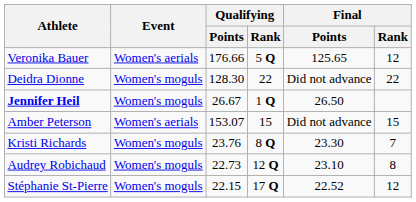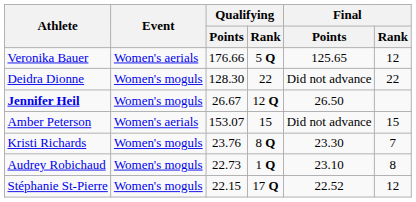(266, 101) 1 Q -> (266, 101) 12 Q
(266, 165) 12 Q -> (266, 165) 1 Q
